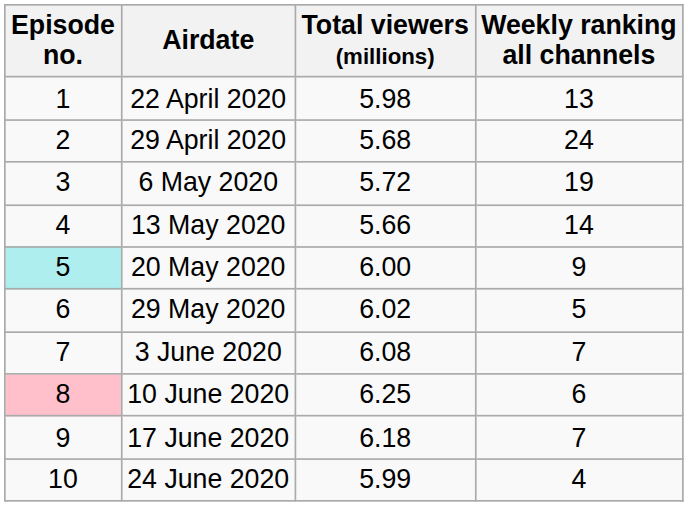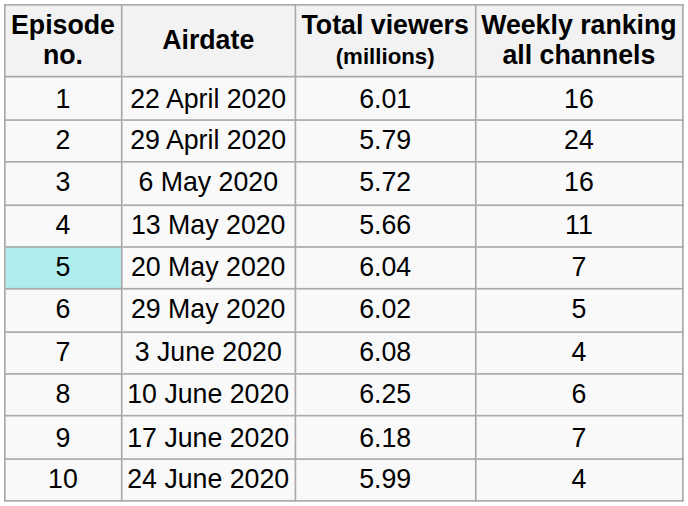(385, 98) 5.98 -> (385, 98) 6.01
(579, 98) 13 -> (579, 98) 16
(385, 140) 5.68 -> (385, 140) 5.79
(579, 182) 19 -> (579, 182) 16
(579, 225) 14 -> (579, 225) 11
(385, 267) 6.00 -> (385, 267) 6.04
(579, 267) 9 -> (579, 267) 7
(579, 352) 7 -> (579, 352) 4
(63, 394) pink background -> (63, 394) no background
